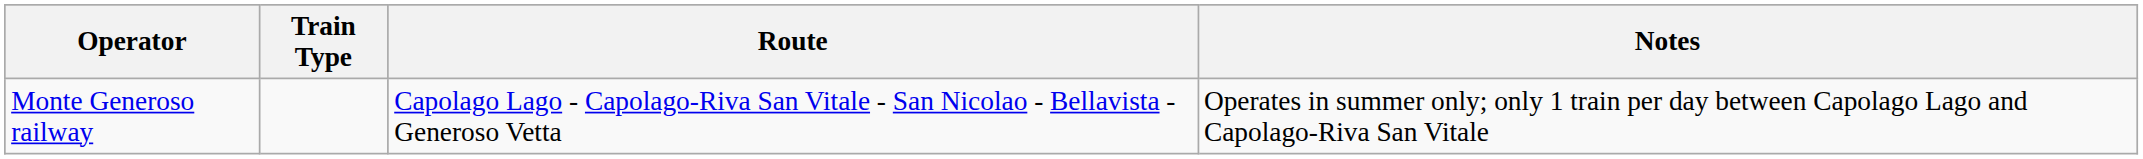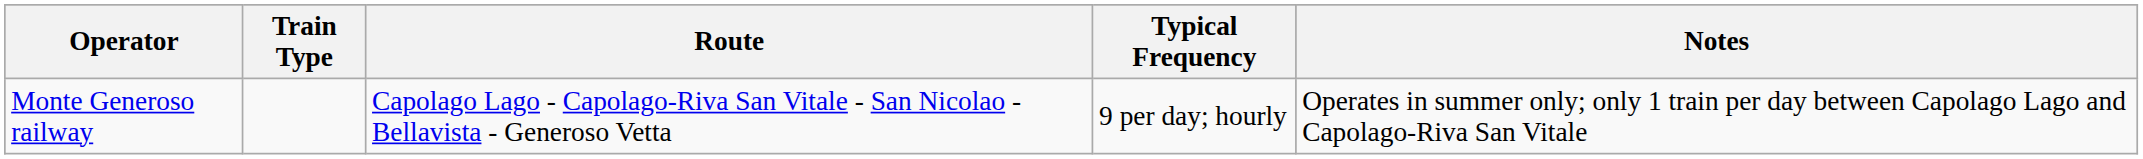+ column: (1194, 41)
